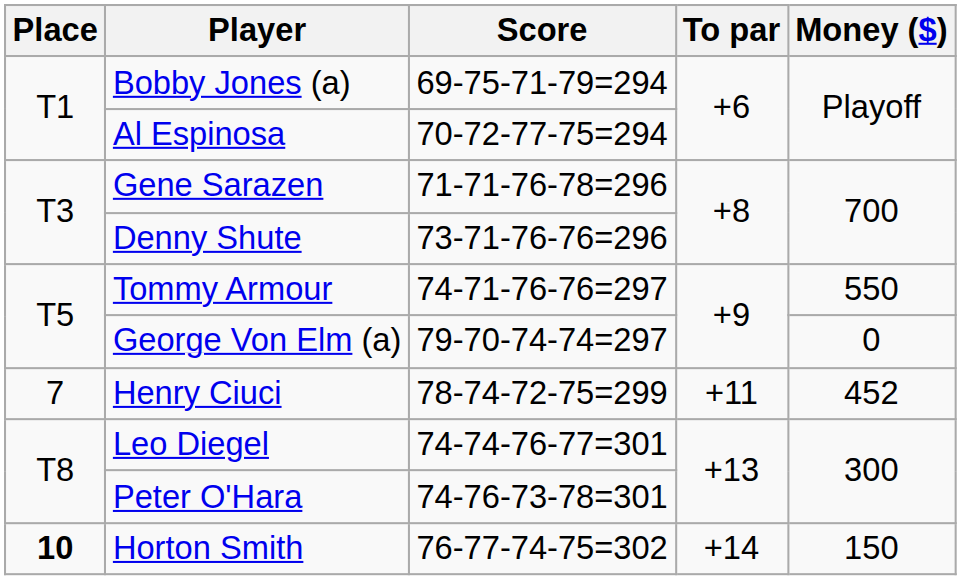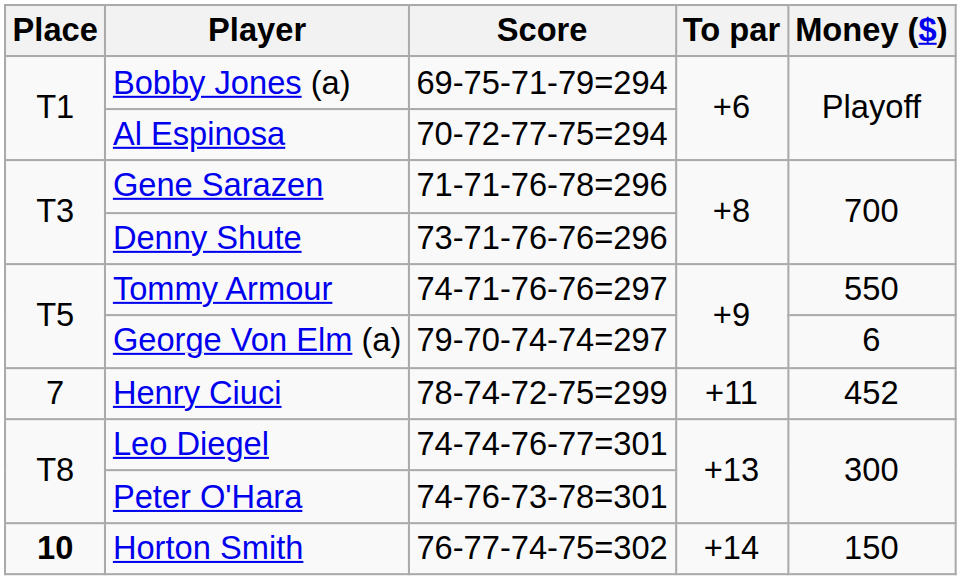(871, 340) 0 -> (871, 340) 6
